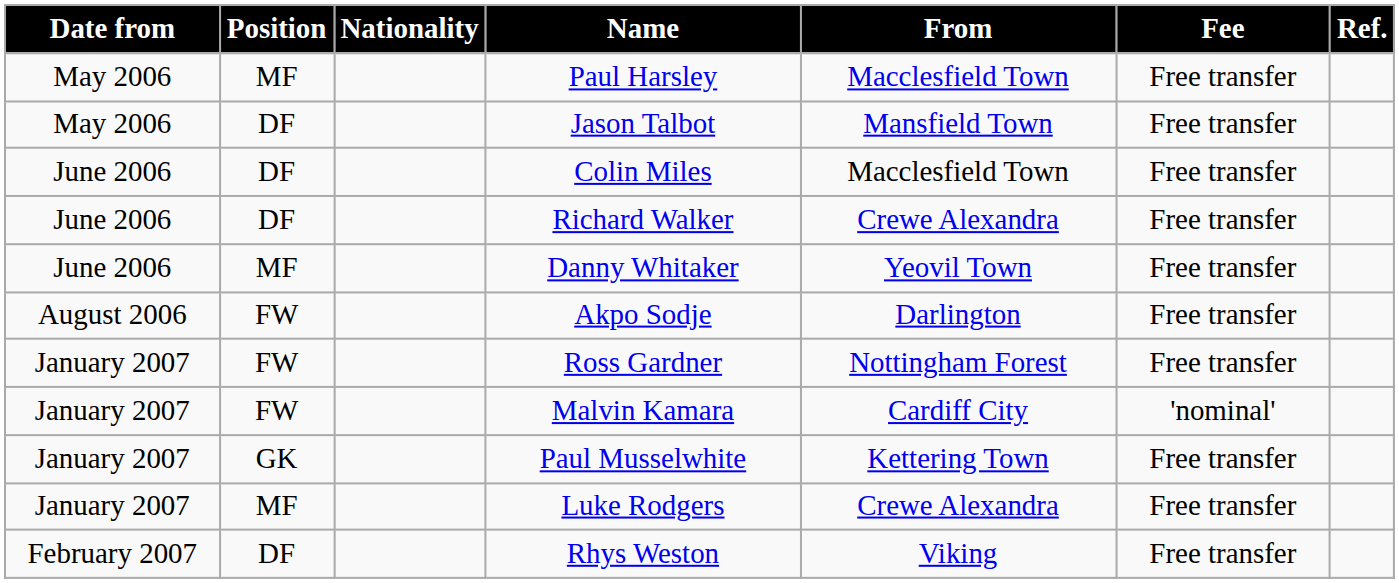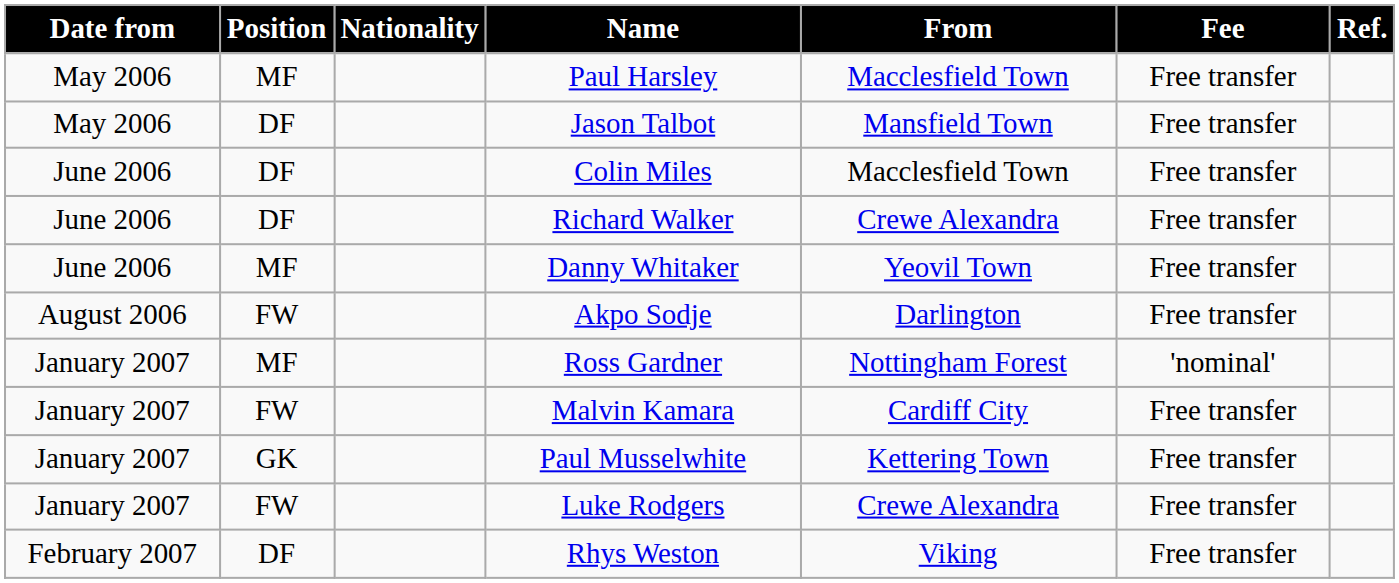(277, 362) FW -> (277, 362) MF
(1223, 362) Free transfer -> (1223, 362) 'nominal'
(1223, 410) 'nominal' -> (1223, 410) Free transfer
(277, 506) MF -> (277, 506) FW
